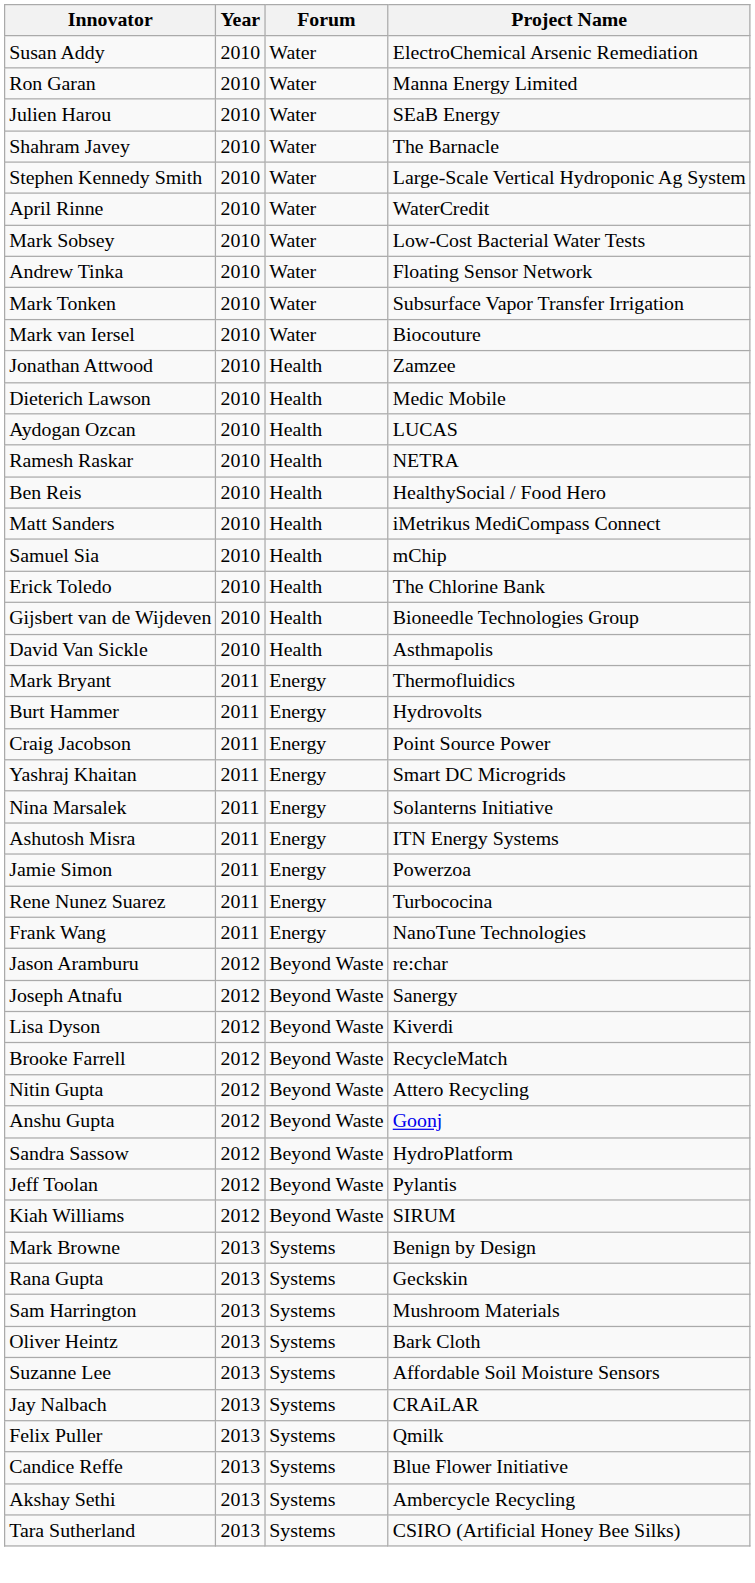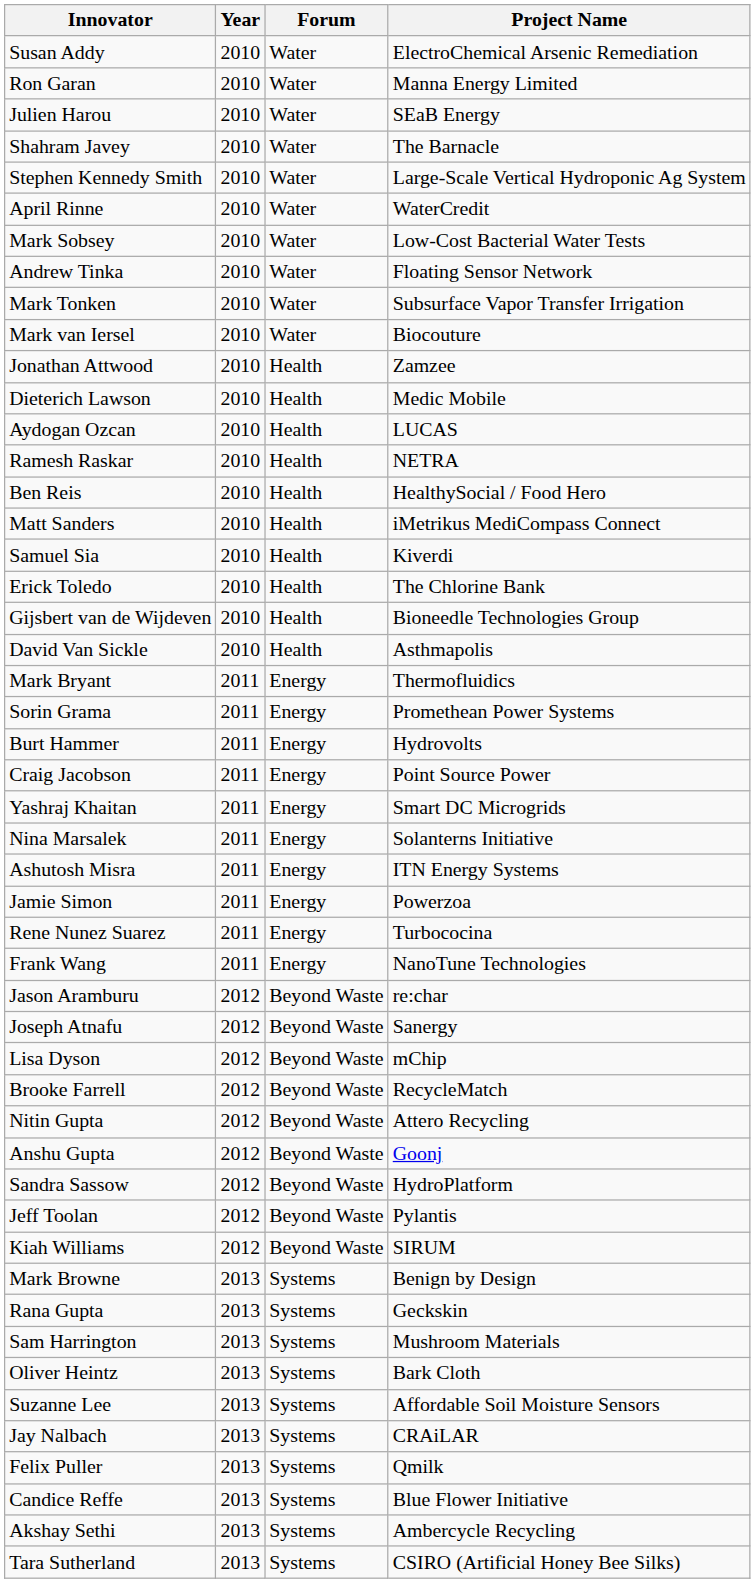(420, 555) mChip -> (423, 555) Kiverdi
+ row: (60, 712)
(423, 1027) Kiverdi -> (420, 1058) mChip
